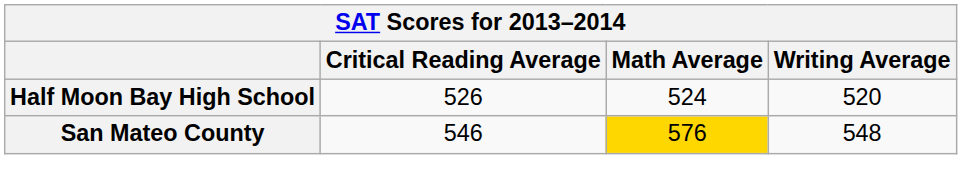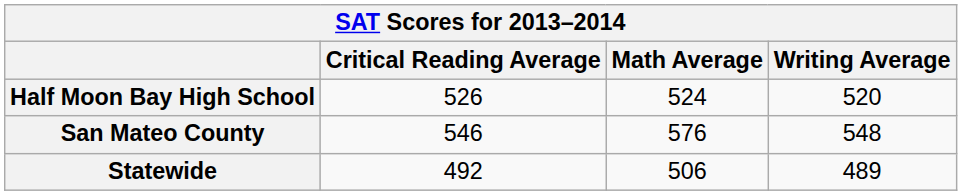(687, 134) gold background -> (687, 134) no background
+ row: (163, 171)
